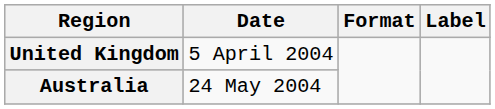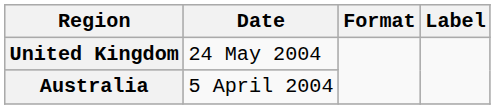(261, 54) 5 April 2004 -> (255, 54) 24 May 2004
(255, 87) 24 May 2004 -> (261, 87) 5 April 2004
